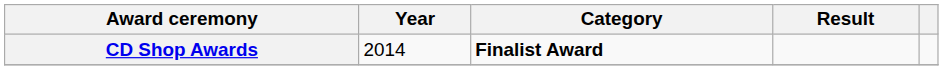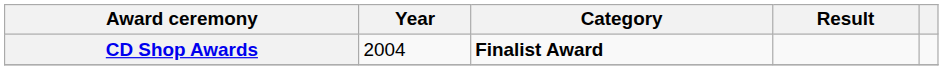(384, 49) 2014 -> (384, 49) 2004
